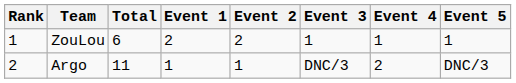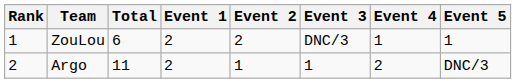(308, 41) 1 -> (326, 41) DNC/3
(169, 65) 1 -> (169, 65) 2
(326, 65) DNC/3 -> (308, 65) 1
